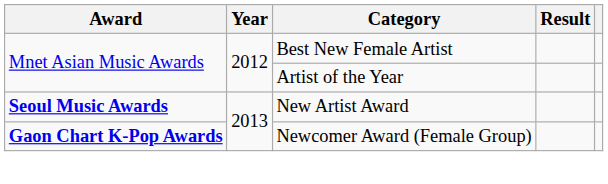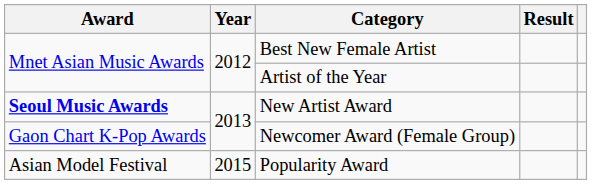(116, 135) bold -> (107, 135) normal
+ row: (324, 164)
